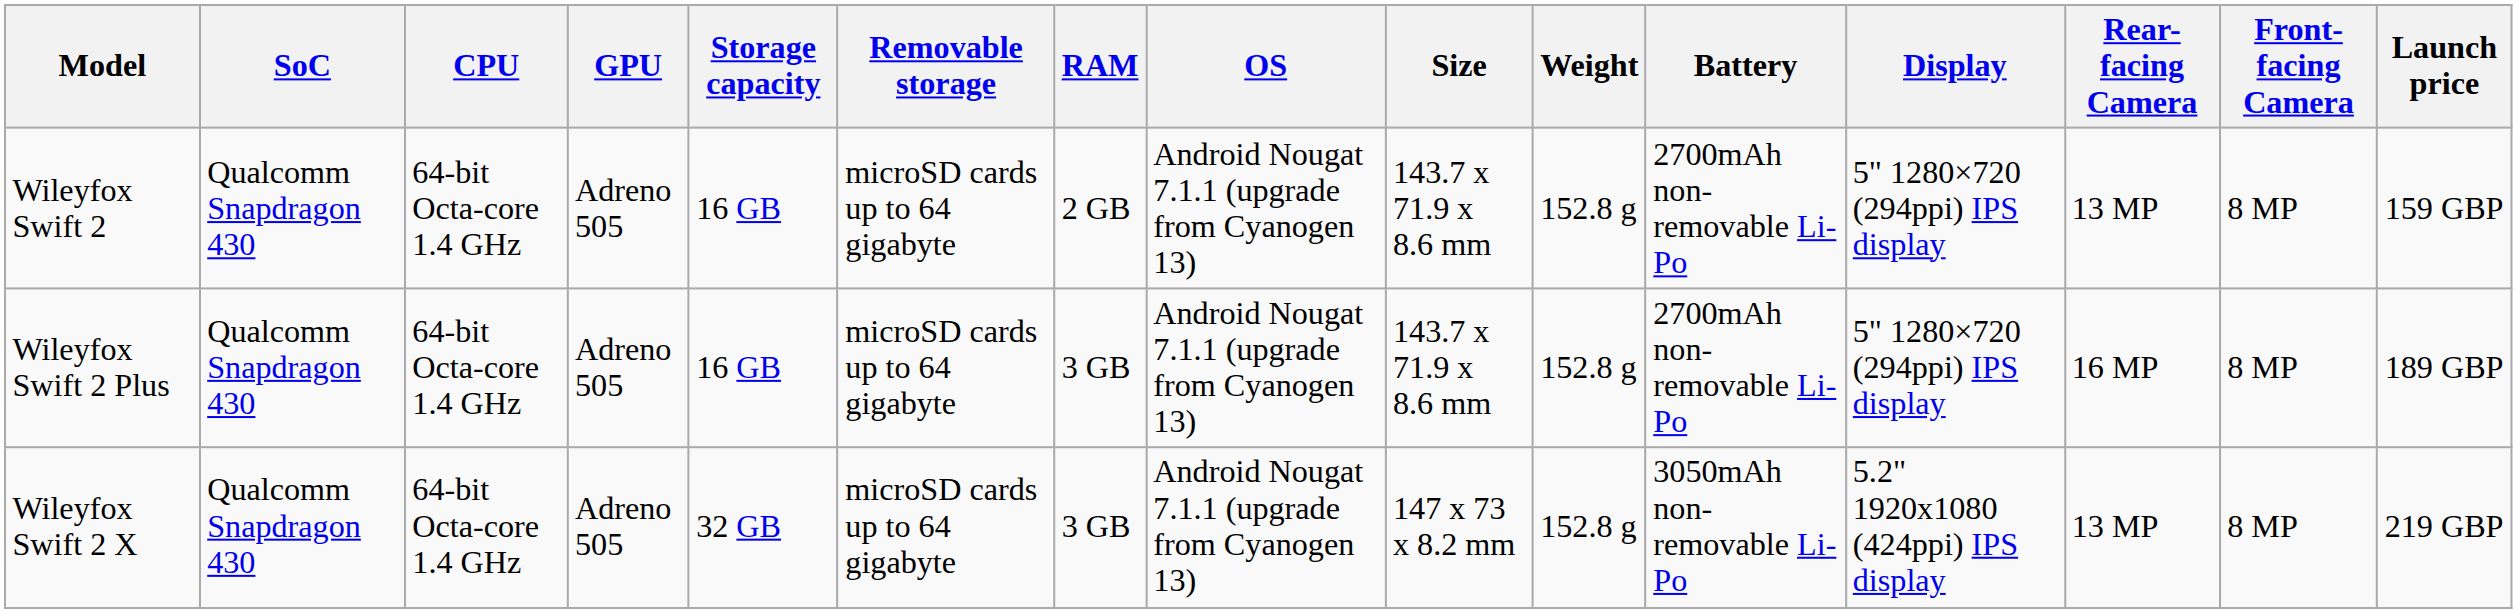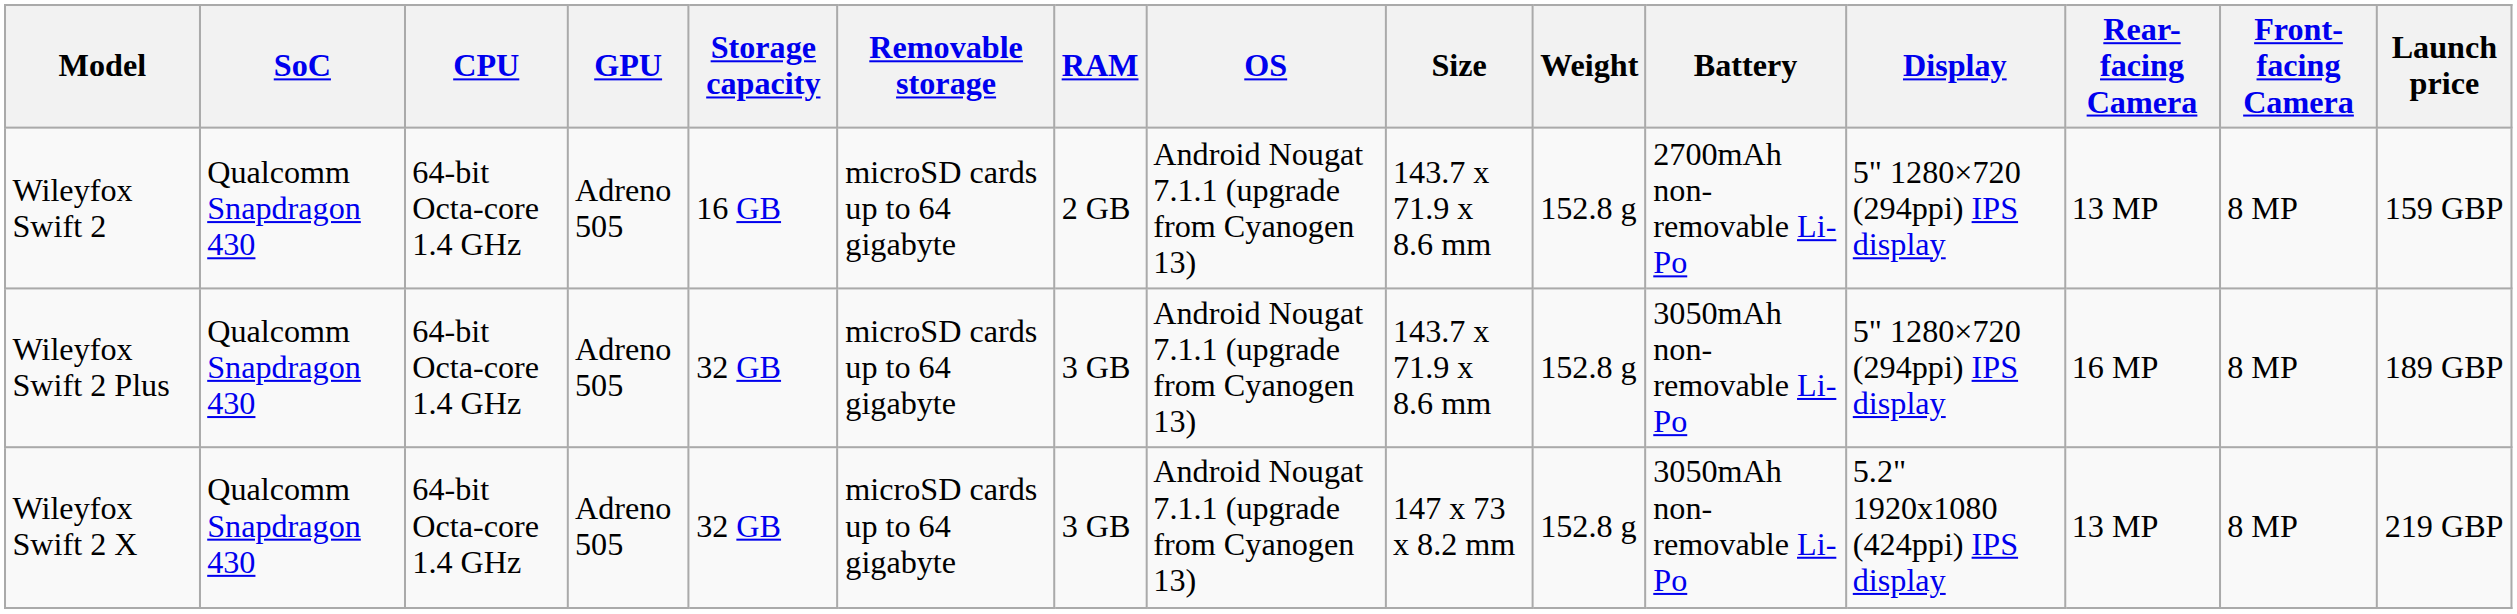(739, 367) 16 GB -> (739, 367) 32 GB
(1745, 367) 2700mAh non-removable Li-Po -> (1745, 367) 3050mAh non-removable Li-Po
